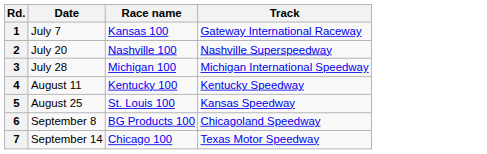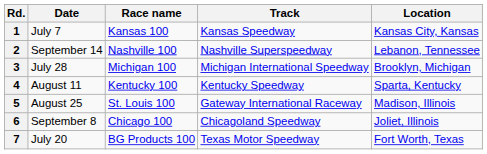+ column: (427, 13)
(281, 31) Gateway International Raceway -> (248, 31) Kansas Speedway
(49, 49) July 20 -> (67, 49) September 14
(248, 103) Kansas Speedway -> (281, 103) Gateway International Raceway
(152, 121) BG Products 100 -> (140, 121) Chicago 100
(67, 139) September 14 -> (49, 139) July 20
(140, 139) Chicago 100 -> (152, 139) BG Products 100
